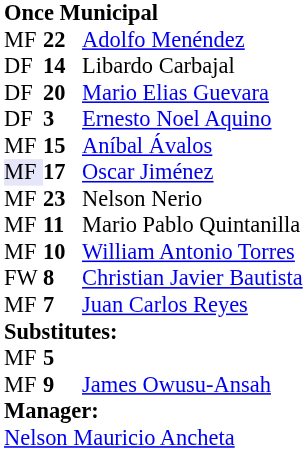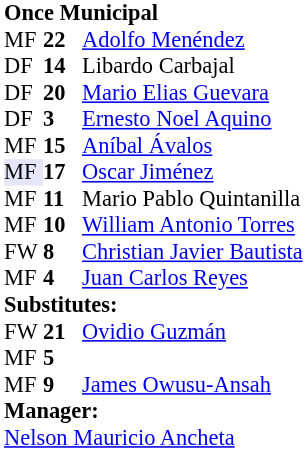- row: (142, 198)
(49, 304) 7 -> (49, 278) 4
+ row: (154, 331)
